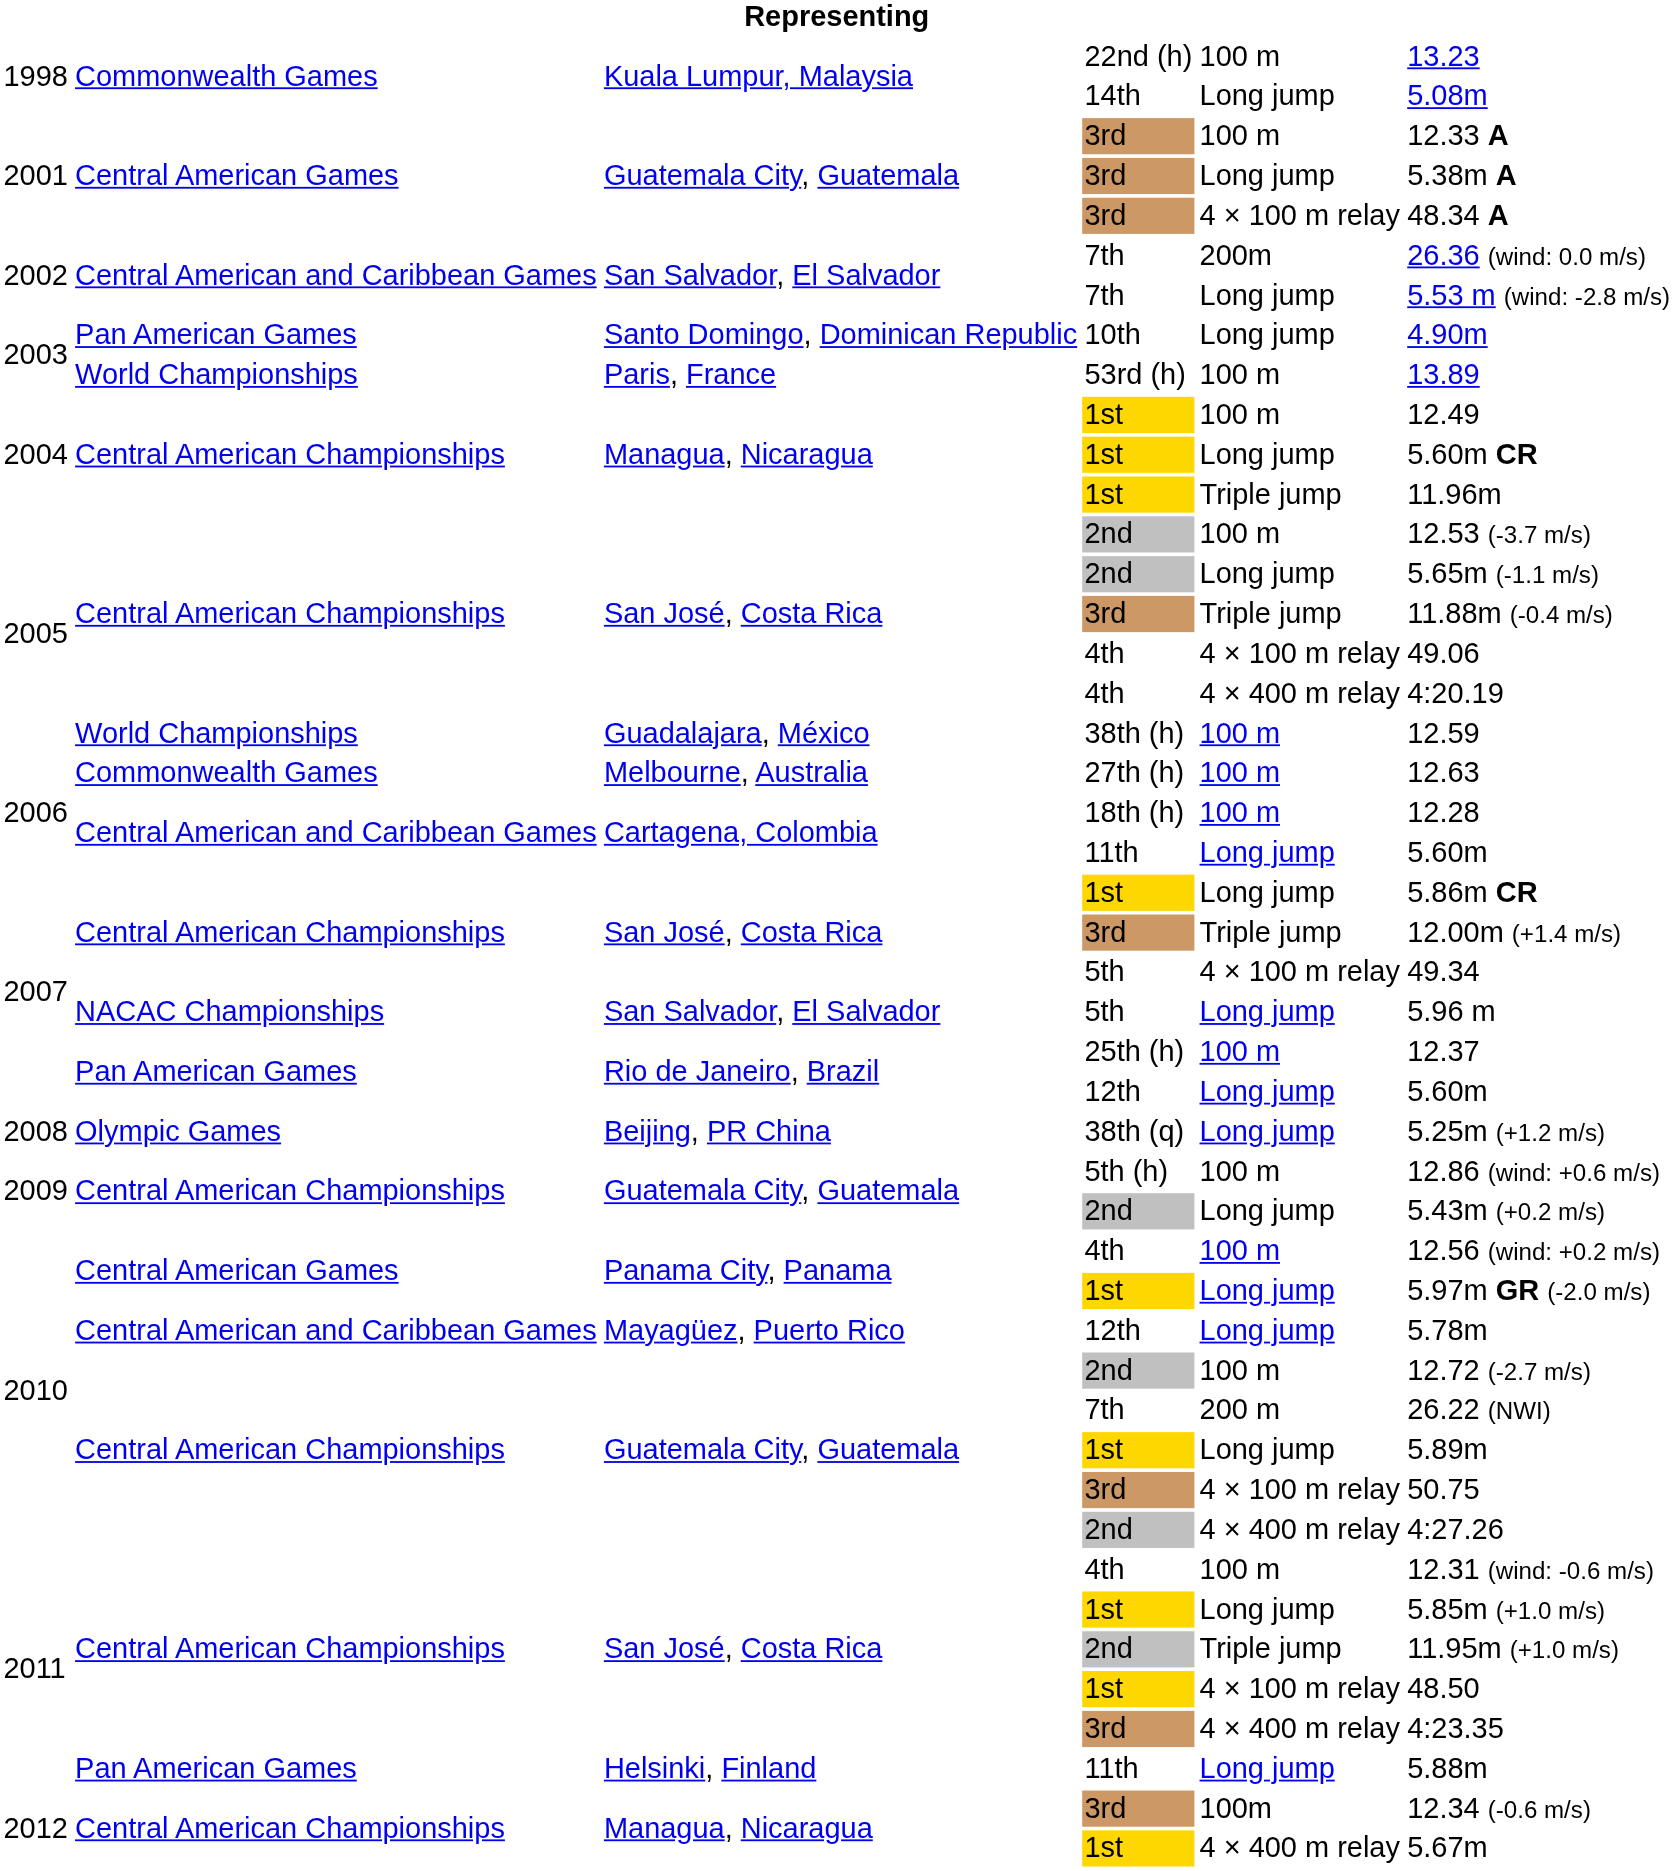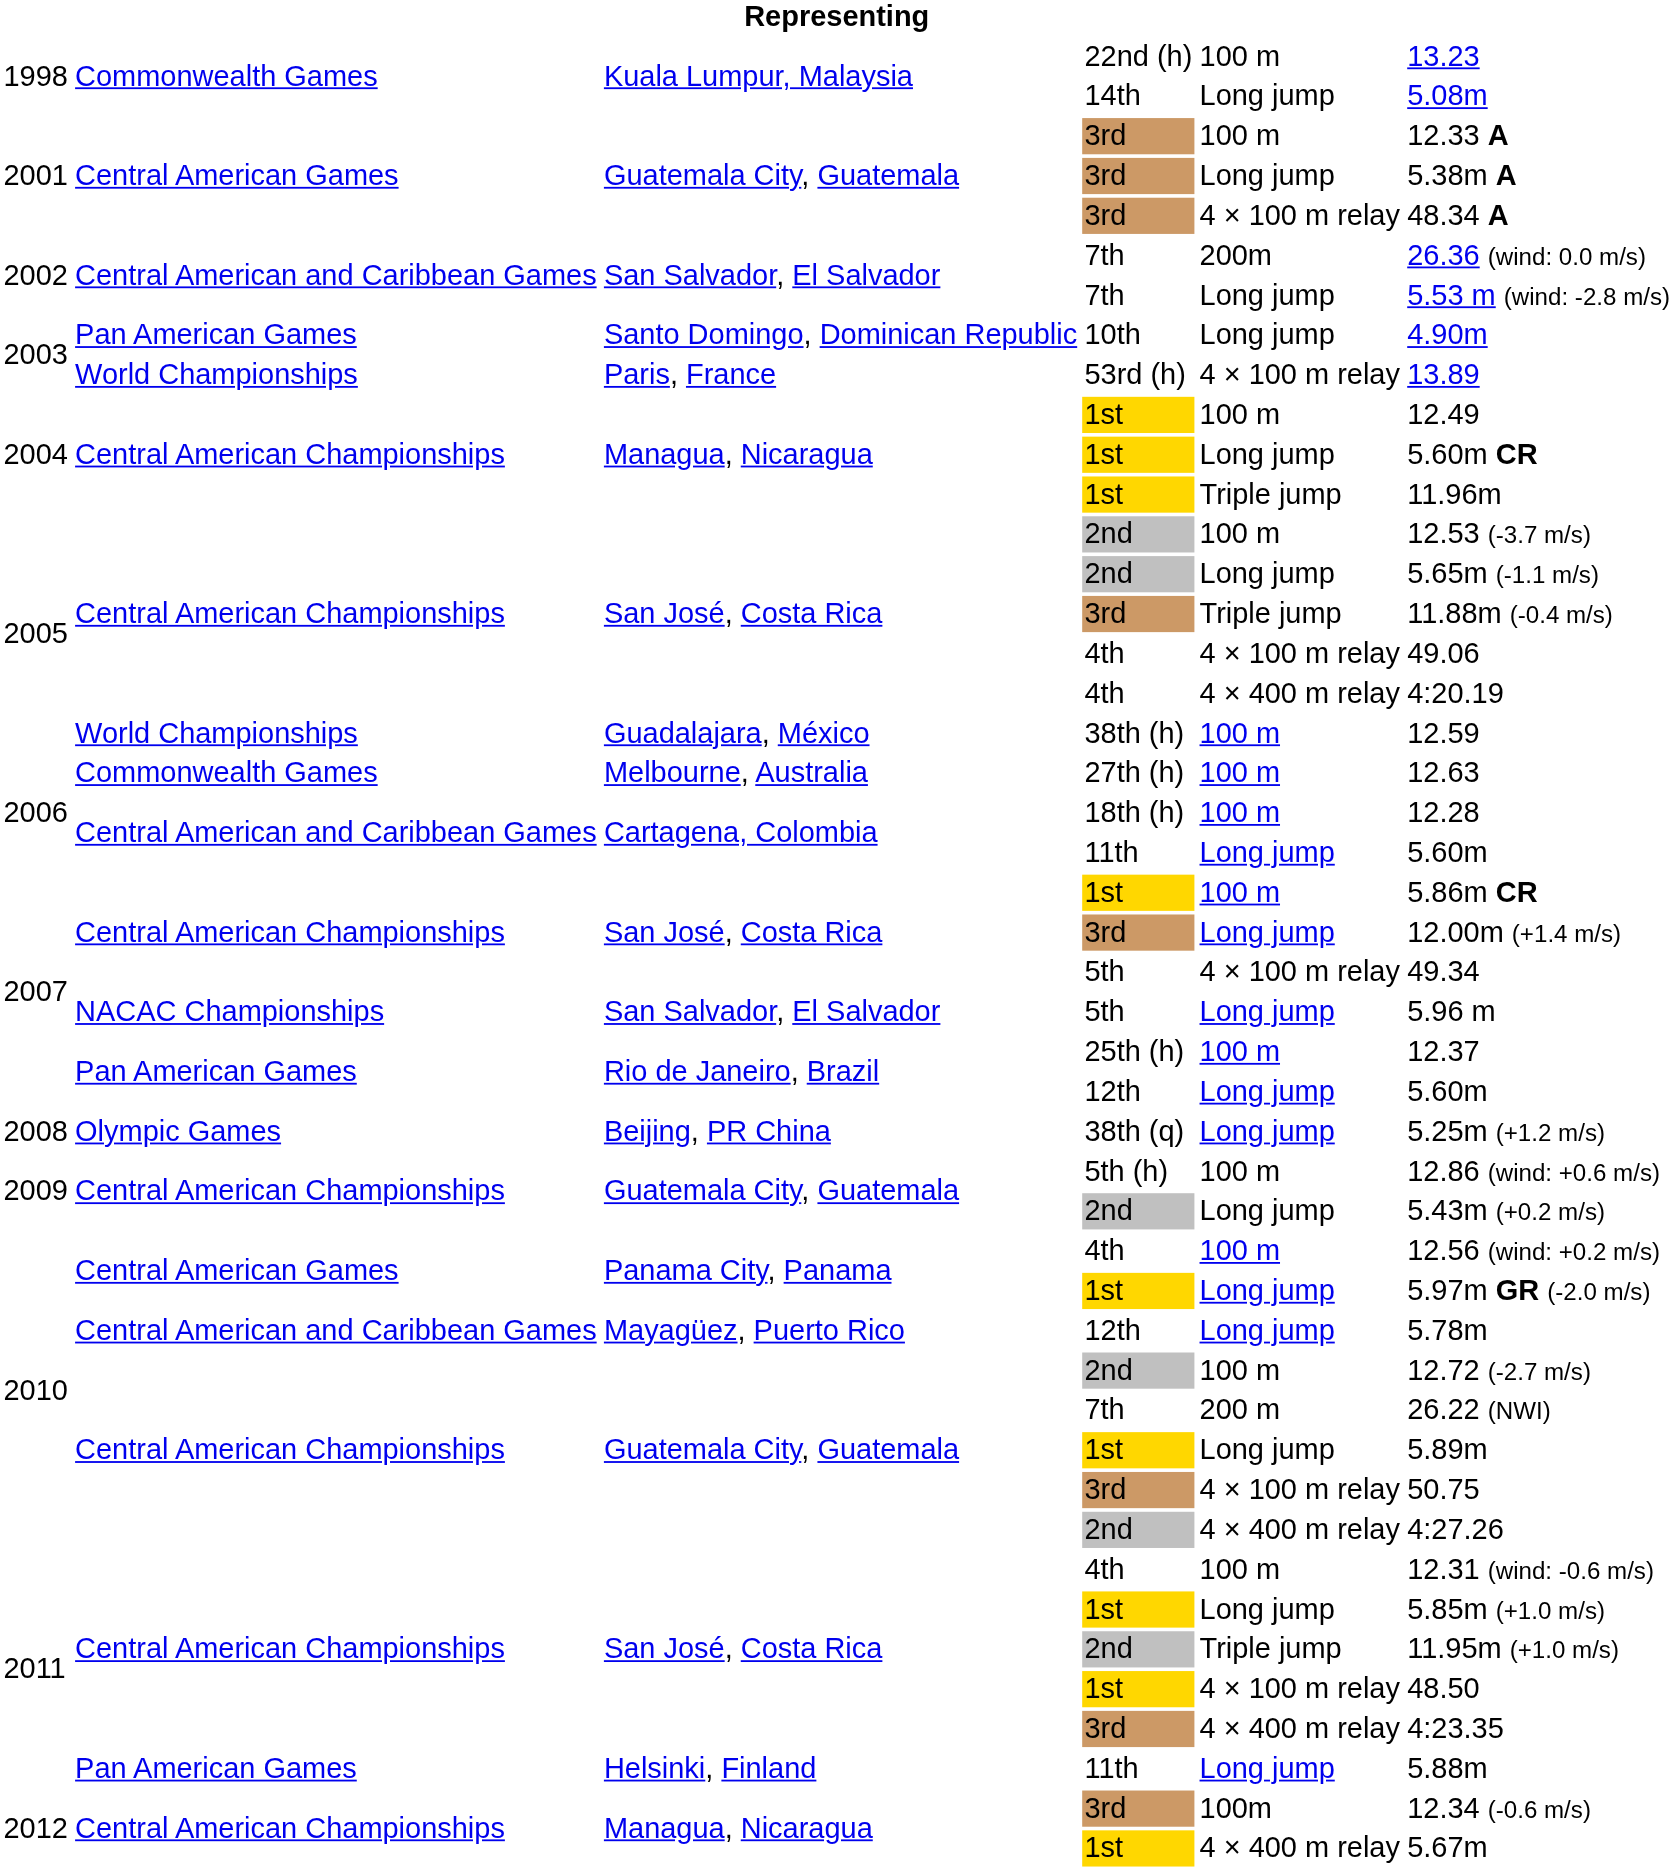(1240, 374) 100 m -> (1300, 374) 4 × 100 m relay
(1267, 892) Long jump -> (1240, 892) 100 m
(1271, 932) Triple jump -> (1267, 932) Long jump
